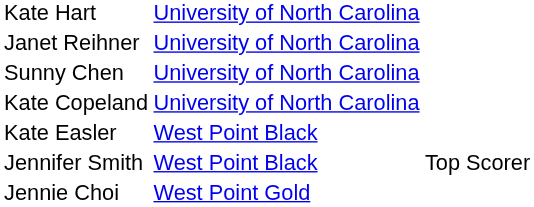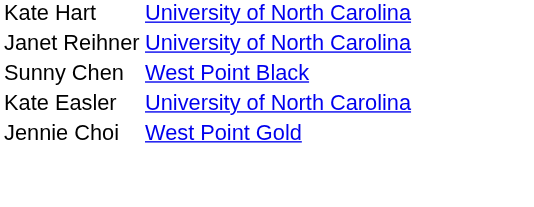(287, 72) University of North Carolina -> (227, 72) West Point Black
- row: (76, 102)
(236, 132) West Point Black -> (278, 102) University of North Carolina
- row: (74, 162)
